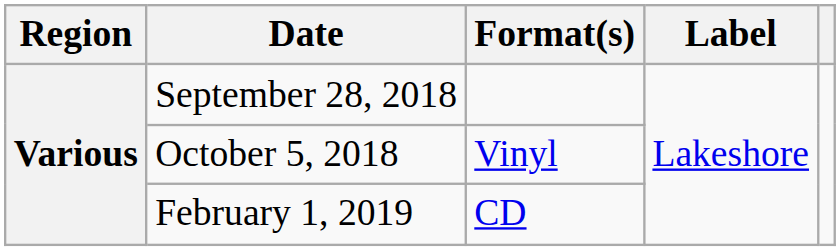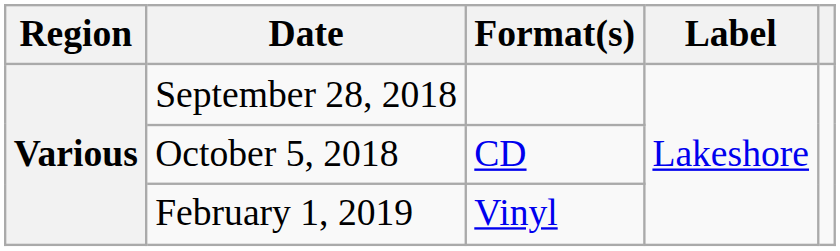(516, 153) Vinyl -> (500, 153) CD
(500, 213) CD -> (516, 213) Vinyl
